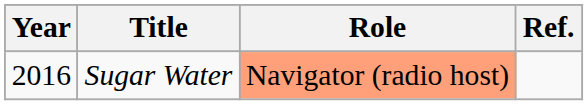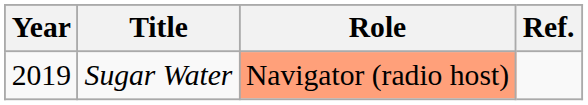(41, 74) 2016 -> (41, 74) 2019
